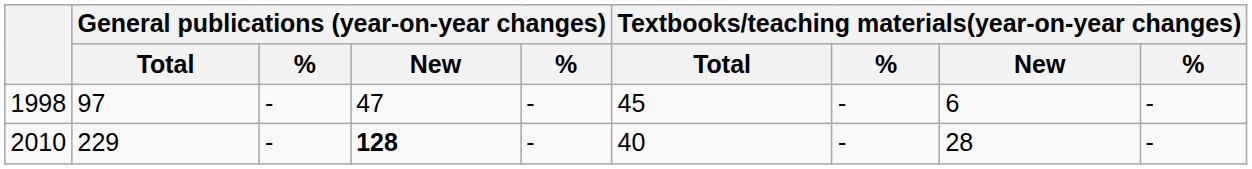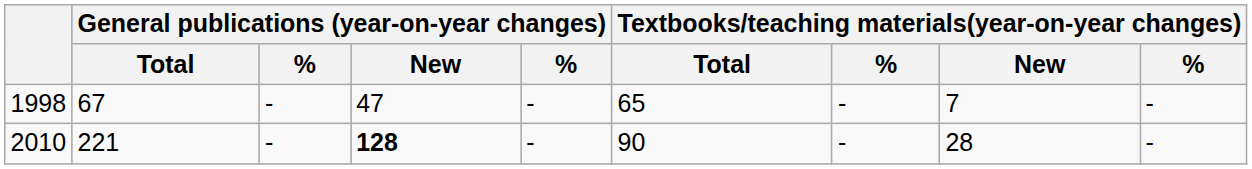(91, 103) 97 -> (91, 103) 67
(631, 103) 45 -> (631, 103) 65
(952, 103) 6 -> (952, 103) 7
(98, 143) 229 -> (98, 143) 221
(631, 143) 40 -> (631, 143) 90
